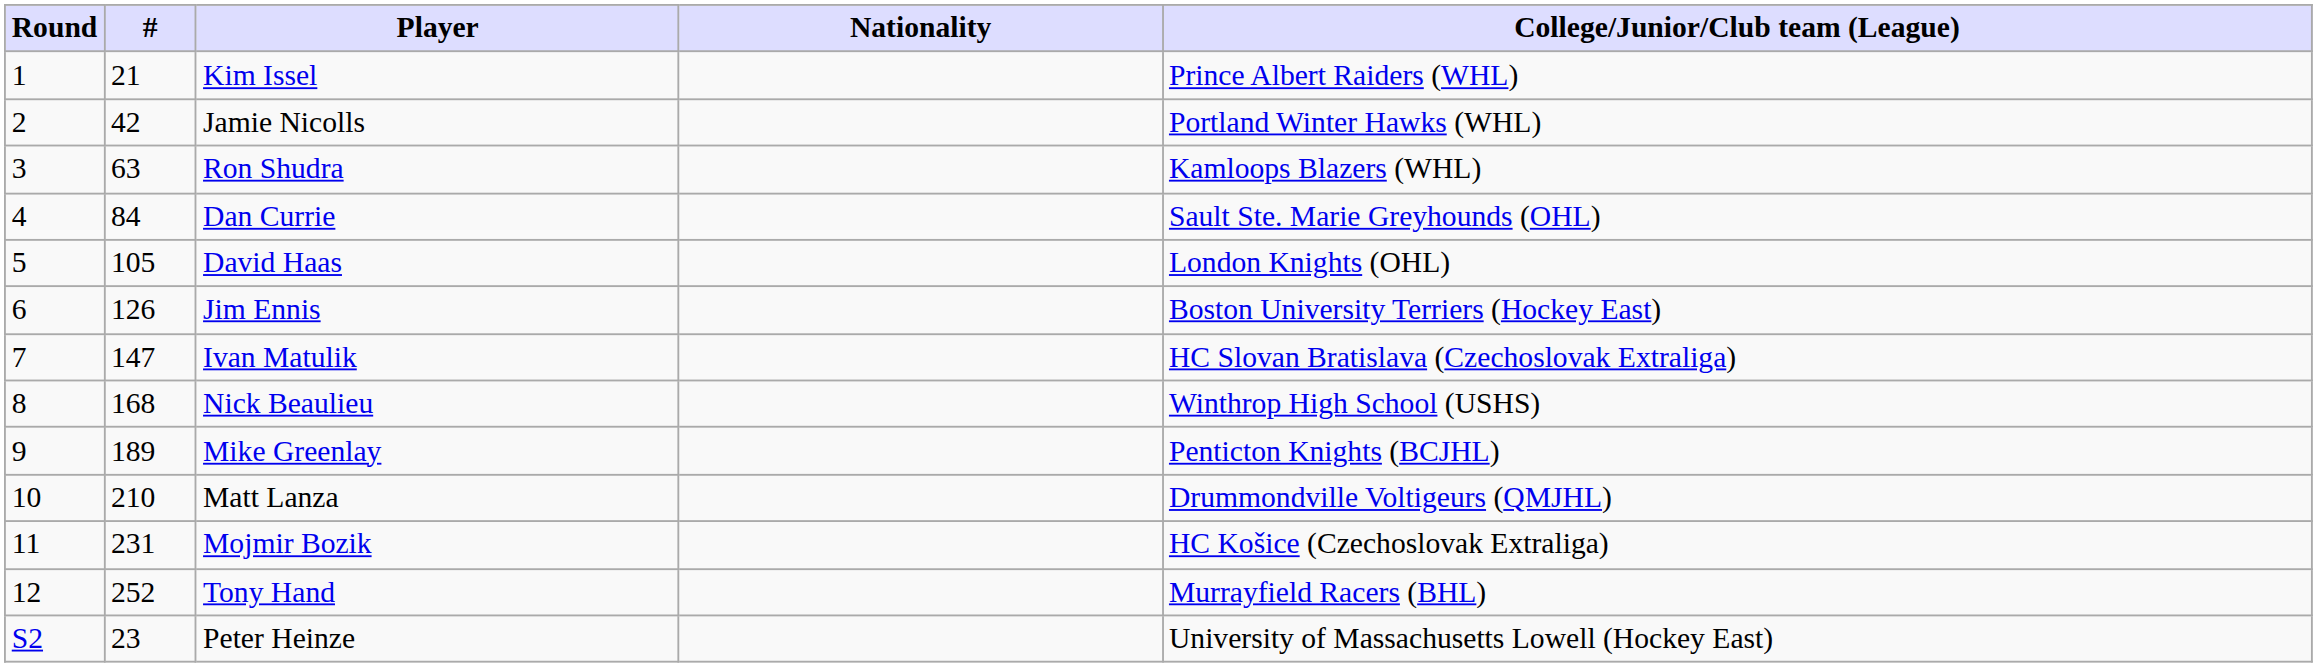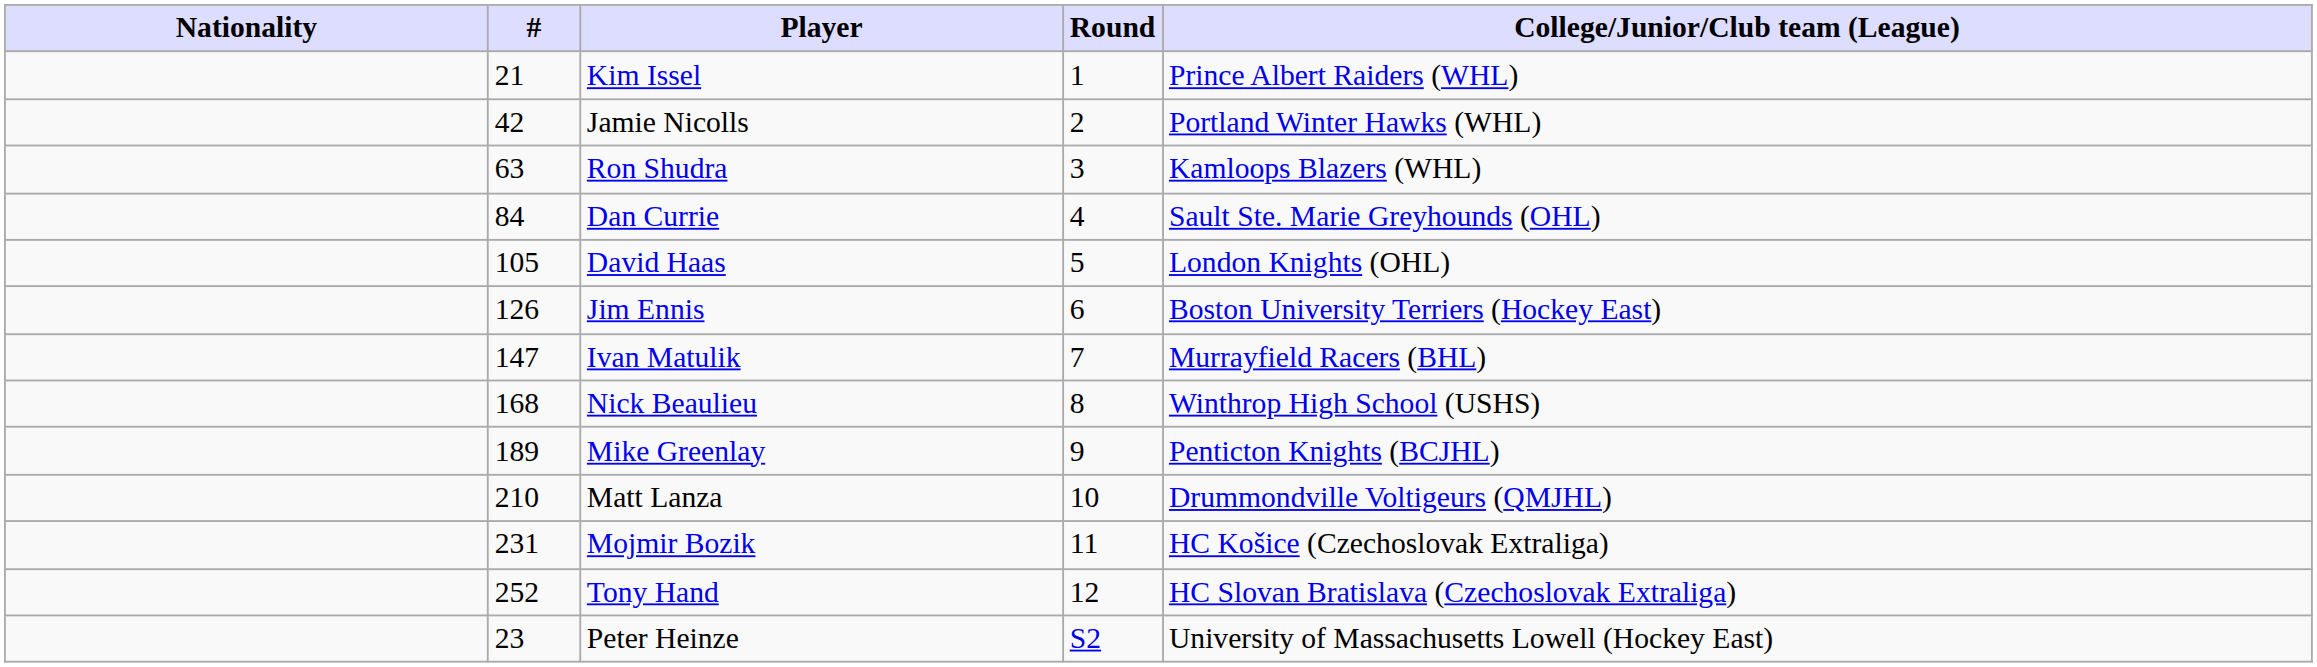columns swapped: (55, 27) <-> (921, 27)
(1453, 356) HC Slovan Bratislava (Czechoslovak Extraliga) -> (1328, 356) Murrayfield Racers (BHL)
(1328, 591) Murrayfield Racers (BHL) -> (1453, 591) HC Slovan Bratislava (Czechoslovak Extraliga)
